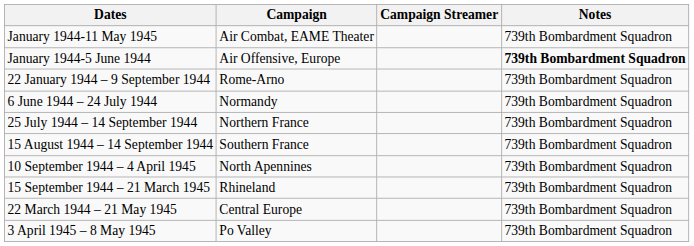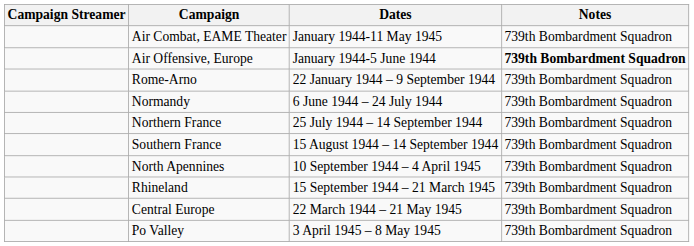columns swapped: (439, 15) <-> (110, 15)
